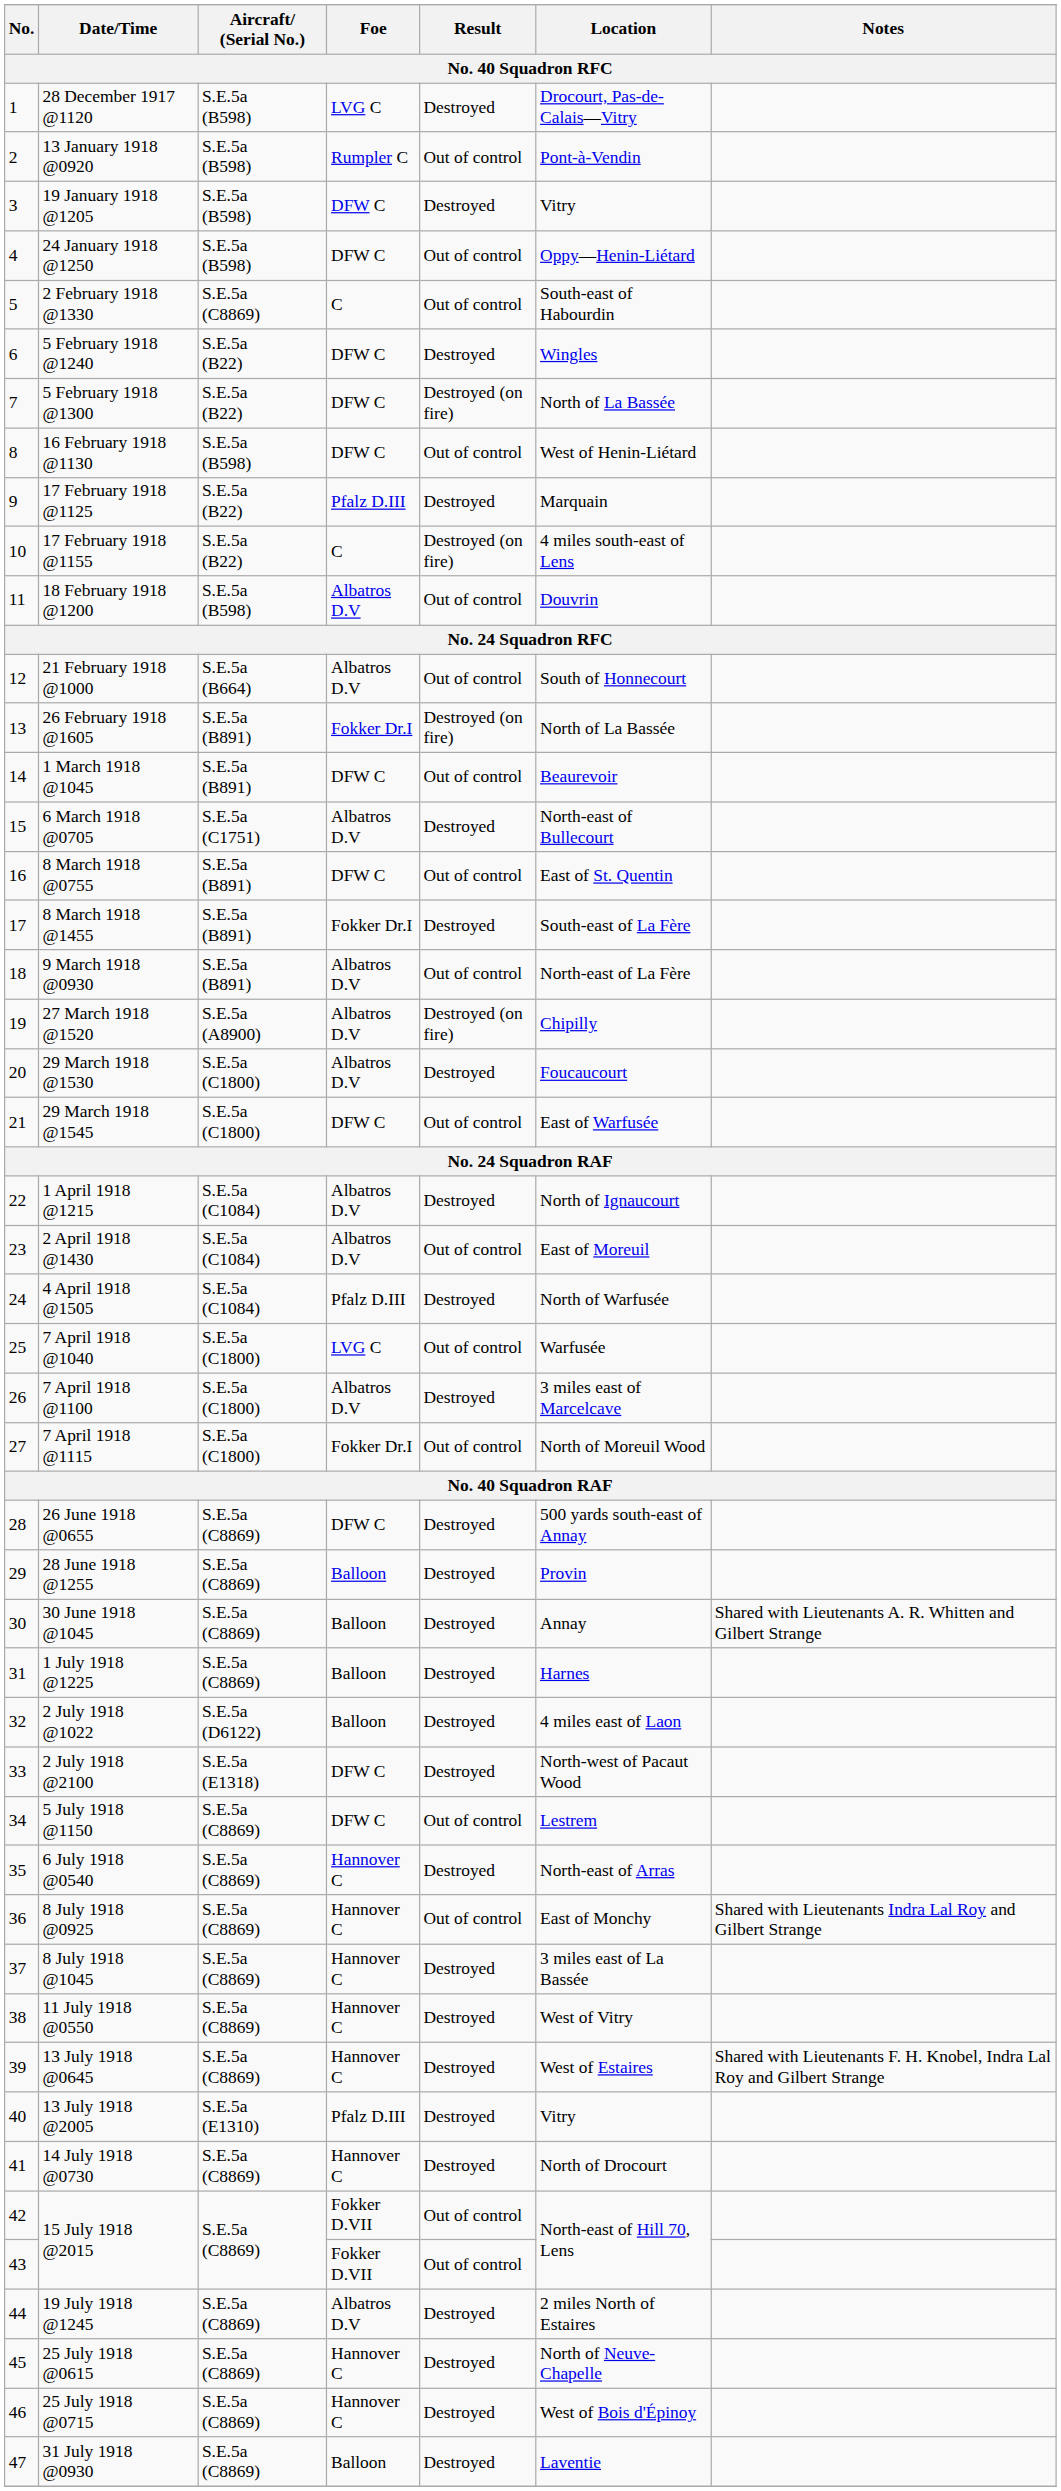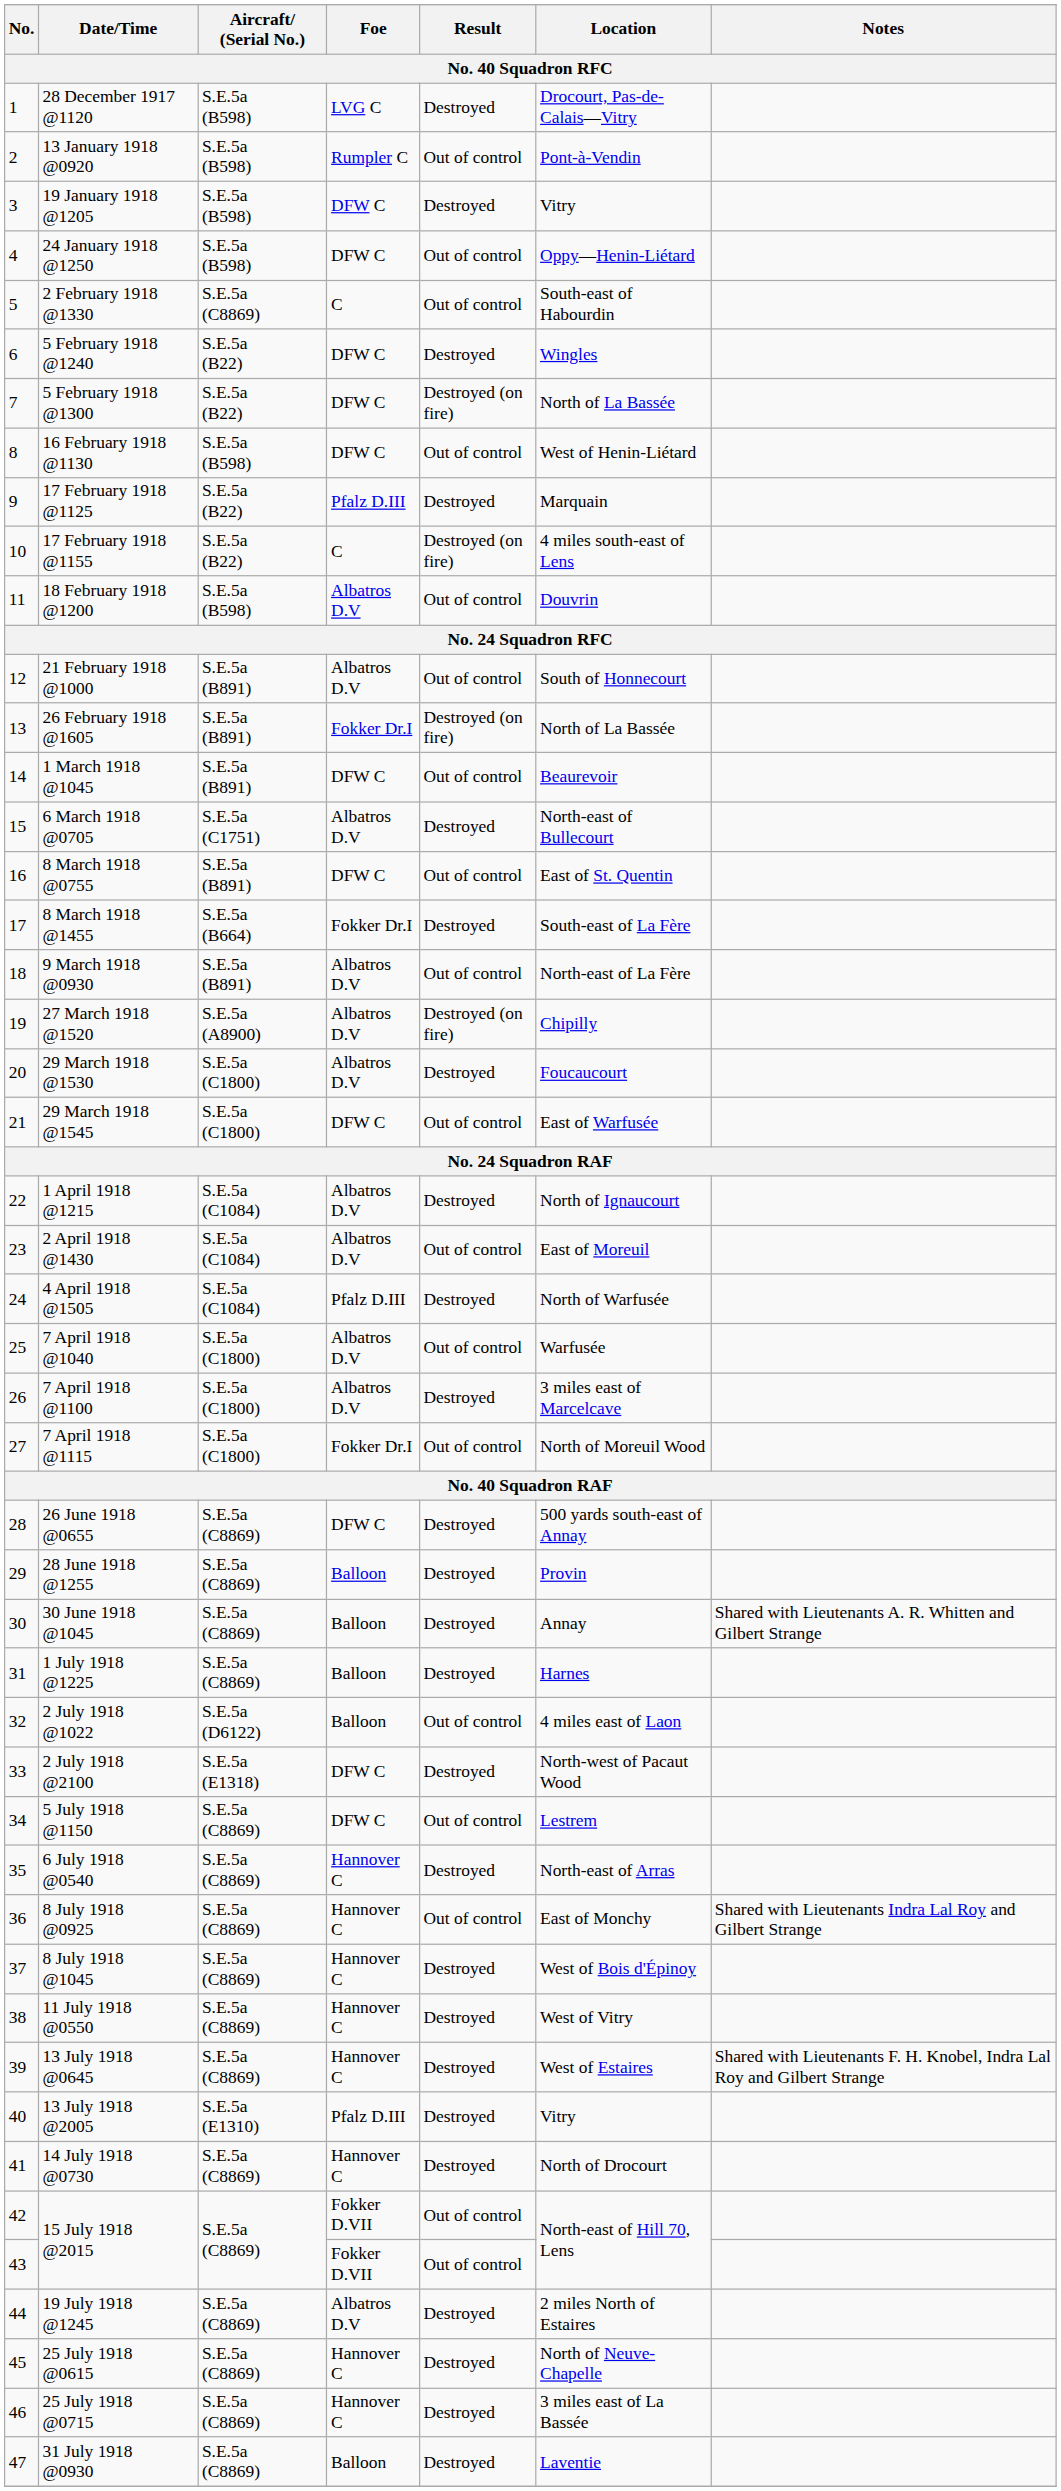(227, 678) S.E.5a (B664) -> (227, 678) S.E.5a (B891)
(227, 925) S.E.5a (B891) -> (227, 925) S.E.5a (B664)
(356, 1348) LVG C -> (361, 1348) Albatros D.V
(459, 1722) Destroyed -> (473, 1722) Out of control
(602, 1968) 3 miles east of La Bassée -> (618, 1968) West of Bois d'Épinoy
(618, 2412) West of Bois d'Épinoy -> (602, 2412) 3 miles east of La Bassée
